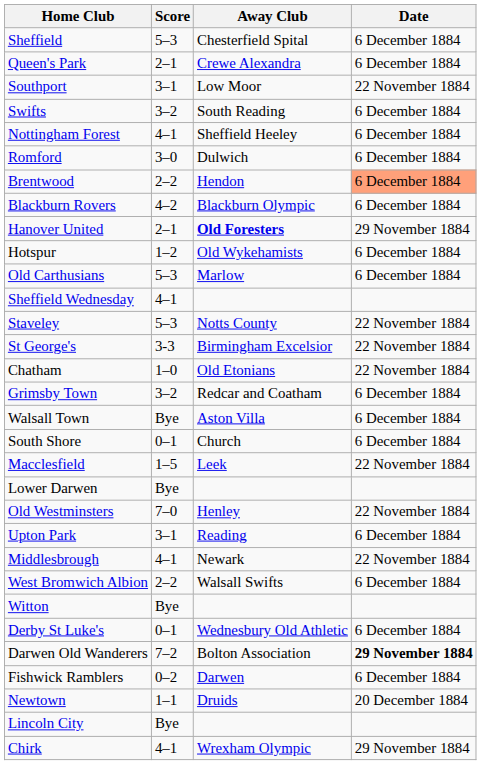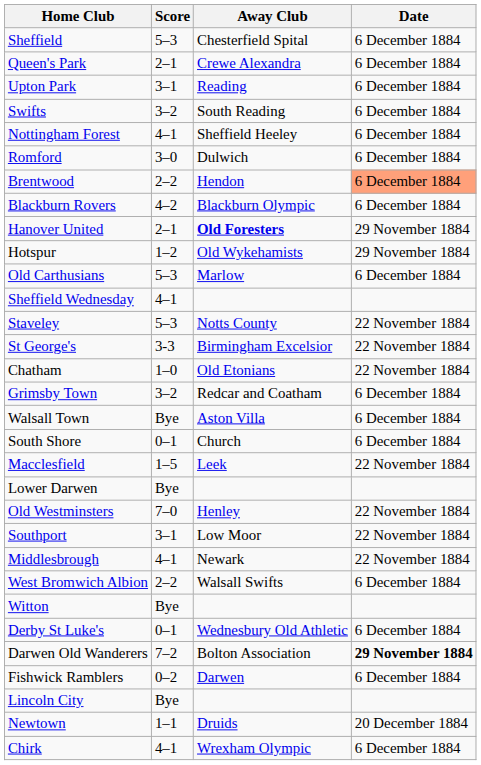rows swapped: (42, 535) <-> (37, 87)
(408, 252) 6 December 1884 -> (412, 252) 29 November 1884
rows swapped: (37, 700) <-> (46, 724)
(412, 747) 29 November 1884 -> (408, 747) 6 December 1884
